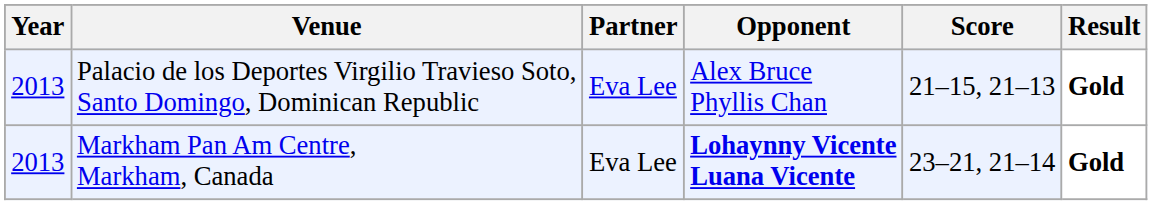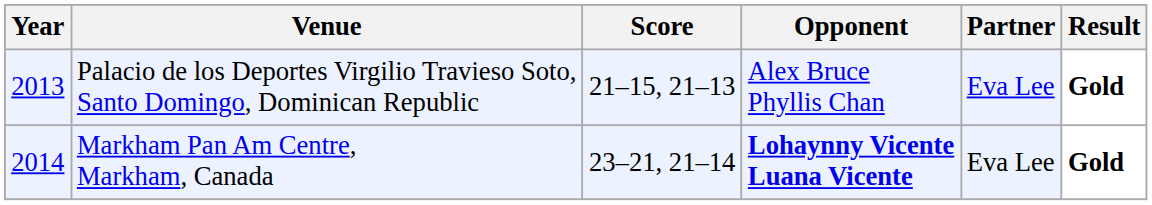columns swapped: (633, 26) <-> (982, 26)
(38, 161) 2013 -> (38, 161) 2014
